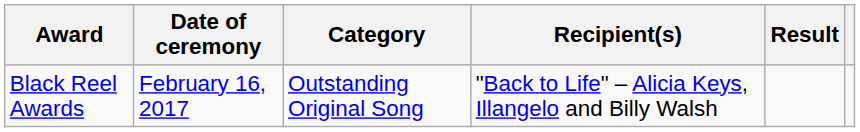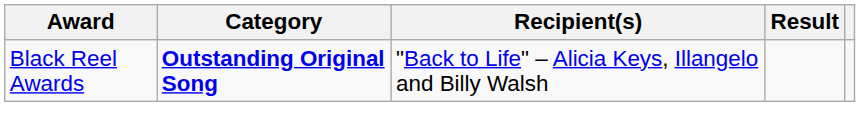- column: (208, 34)
(356, 95) normal -> (273, 70) bold
